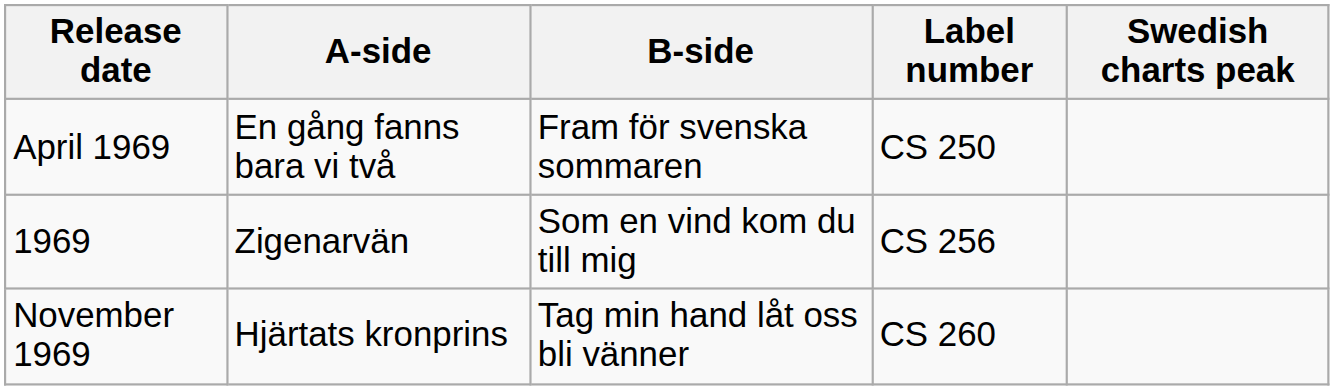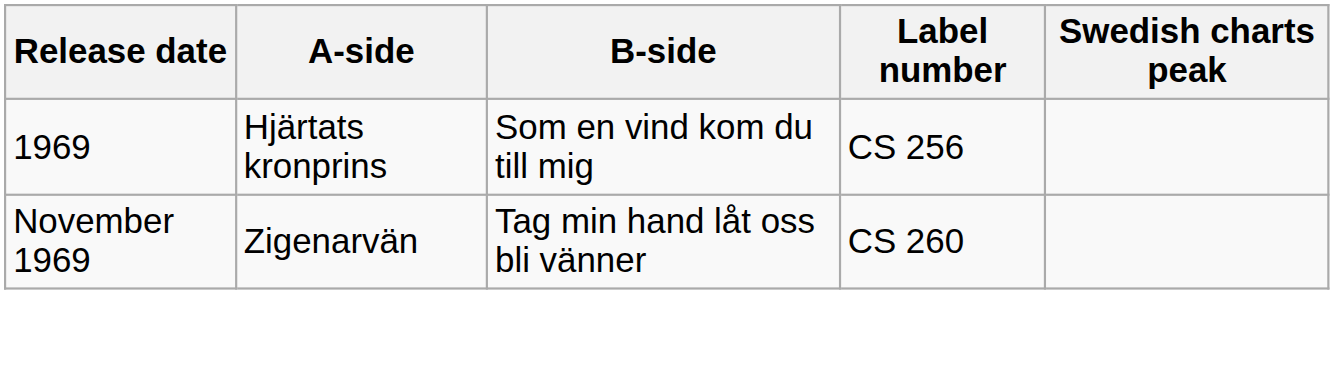- row: (92, 146)
(322, 240) Zigenarvän -> (315, 146) Hjärtats kronprins
(371, 335) Hjärtats kronprins -> (331, 240) Zigenarvän
